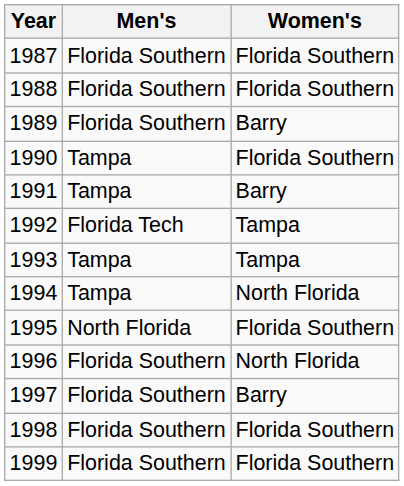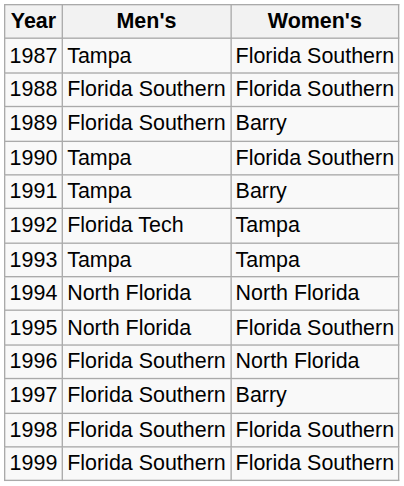(146, 55) Florida Southern -> (99, 55) Tampa
(99, 293) Tampa -> (129, 293) North Florida
